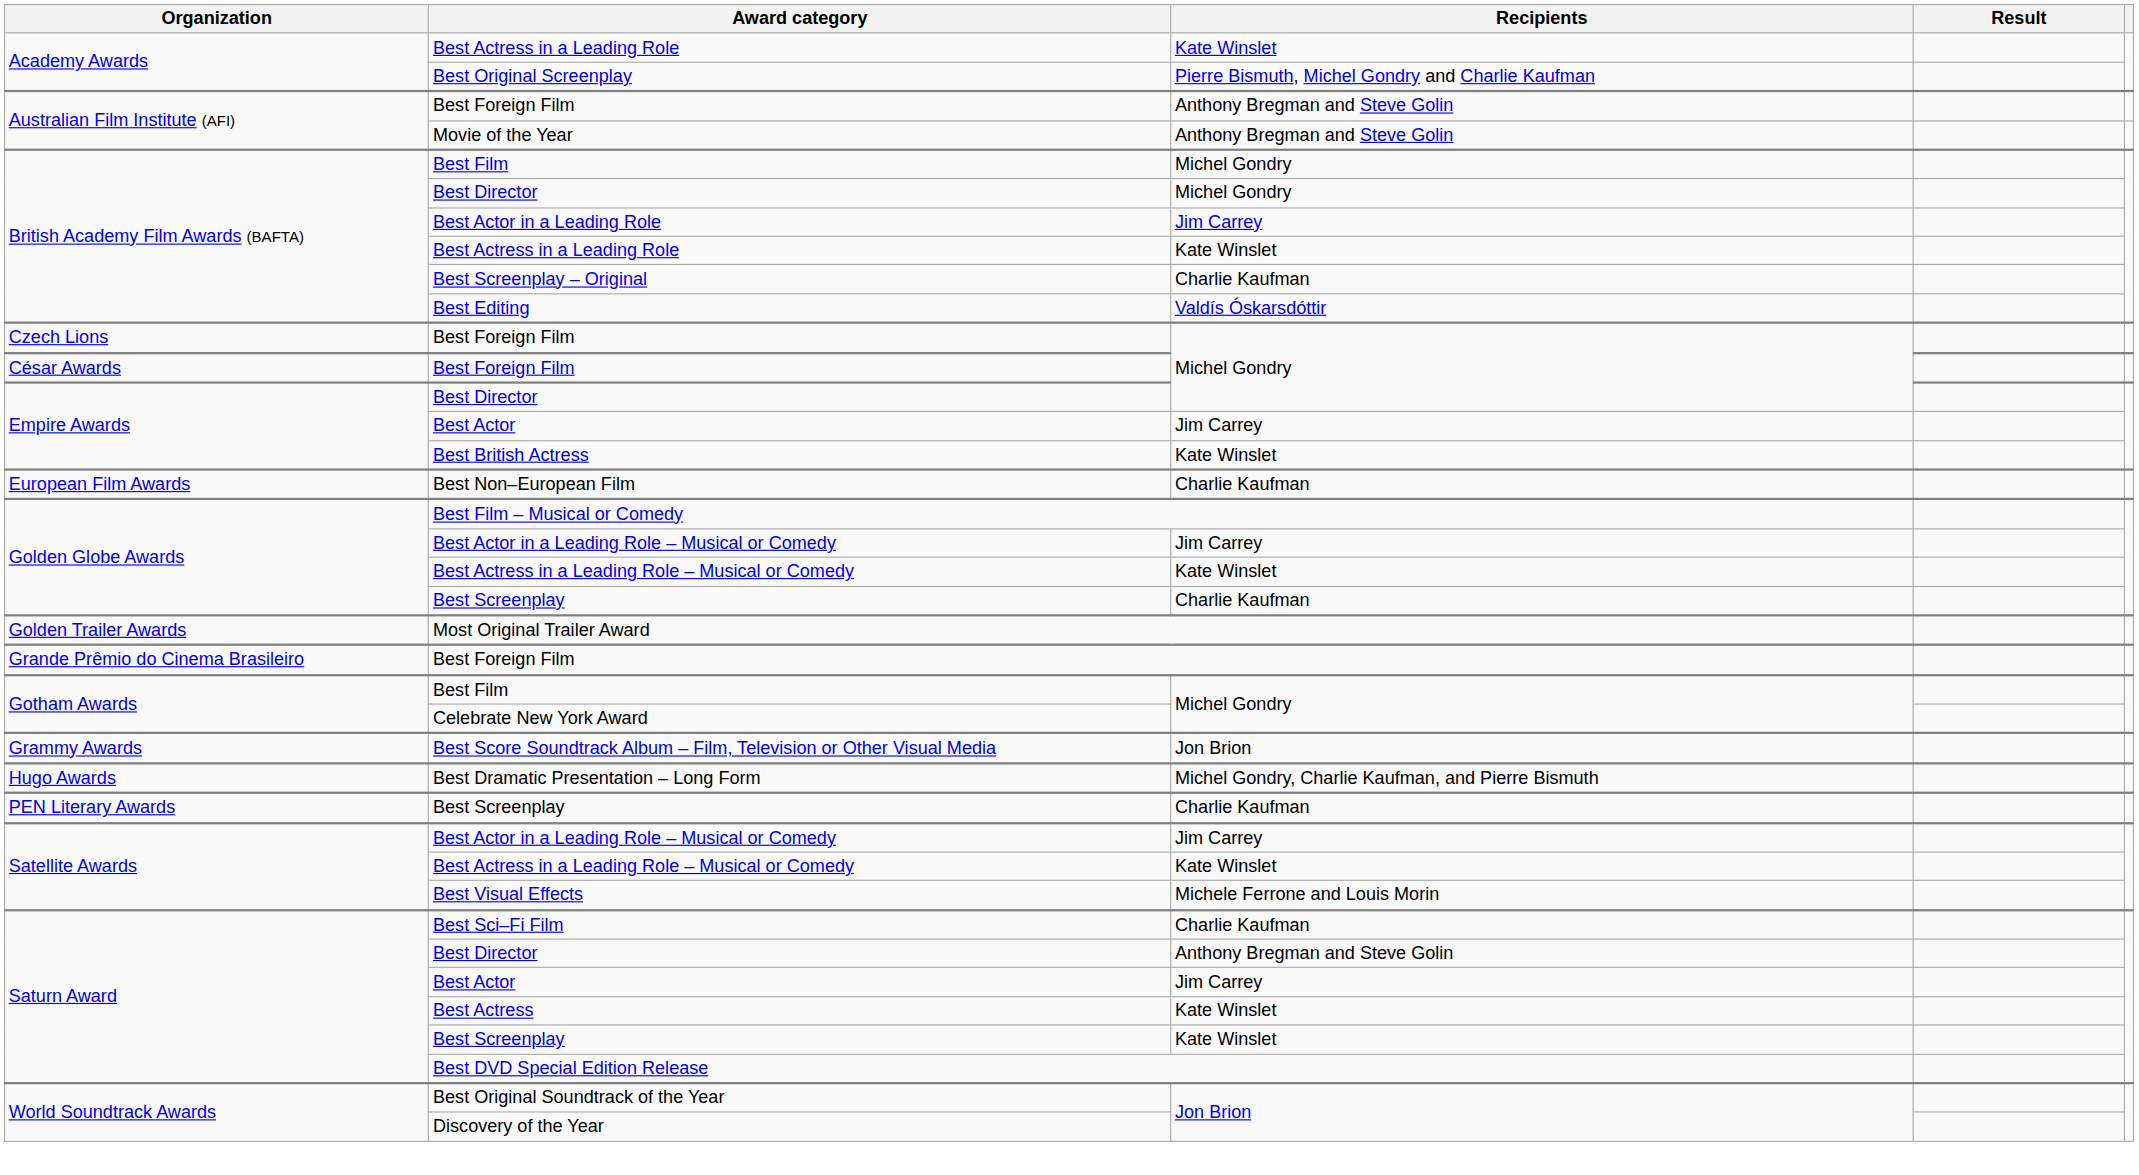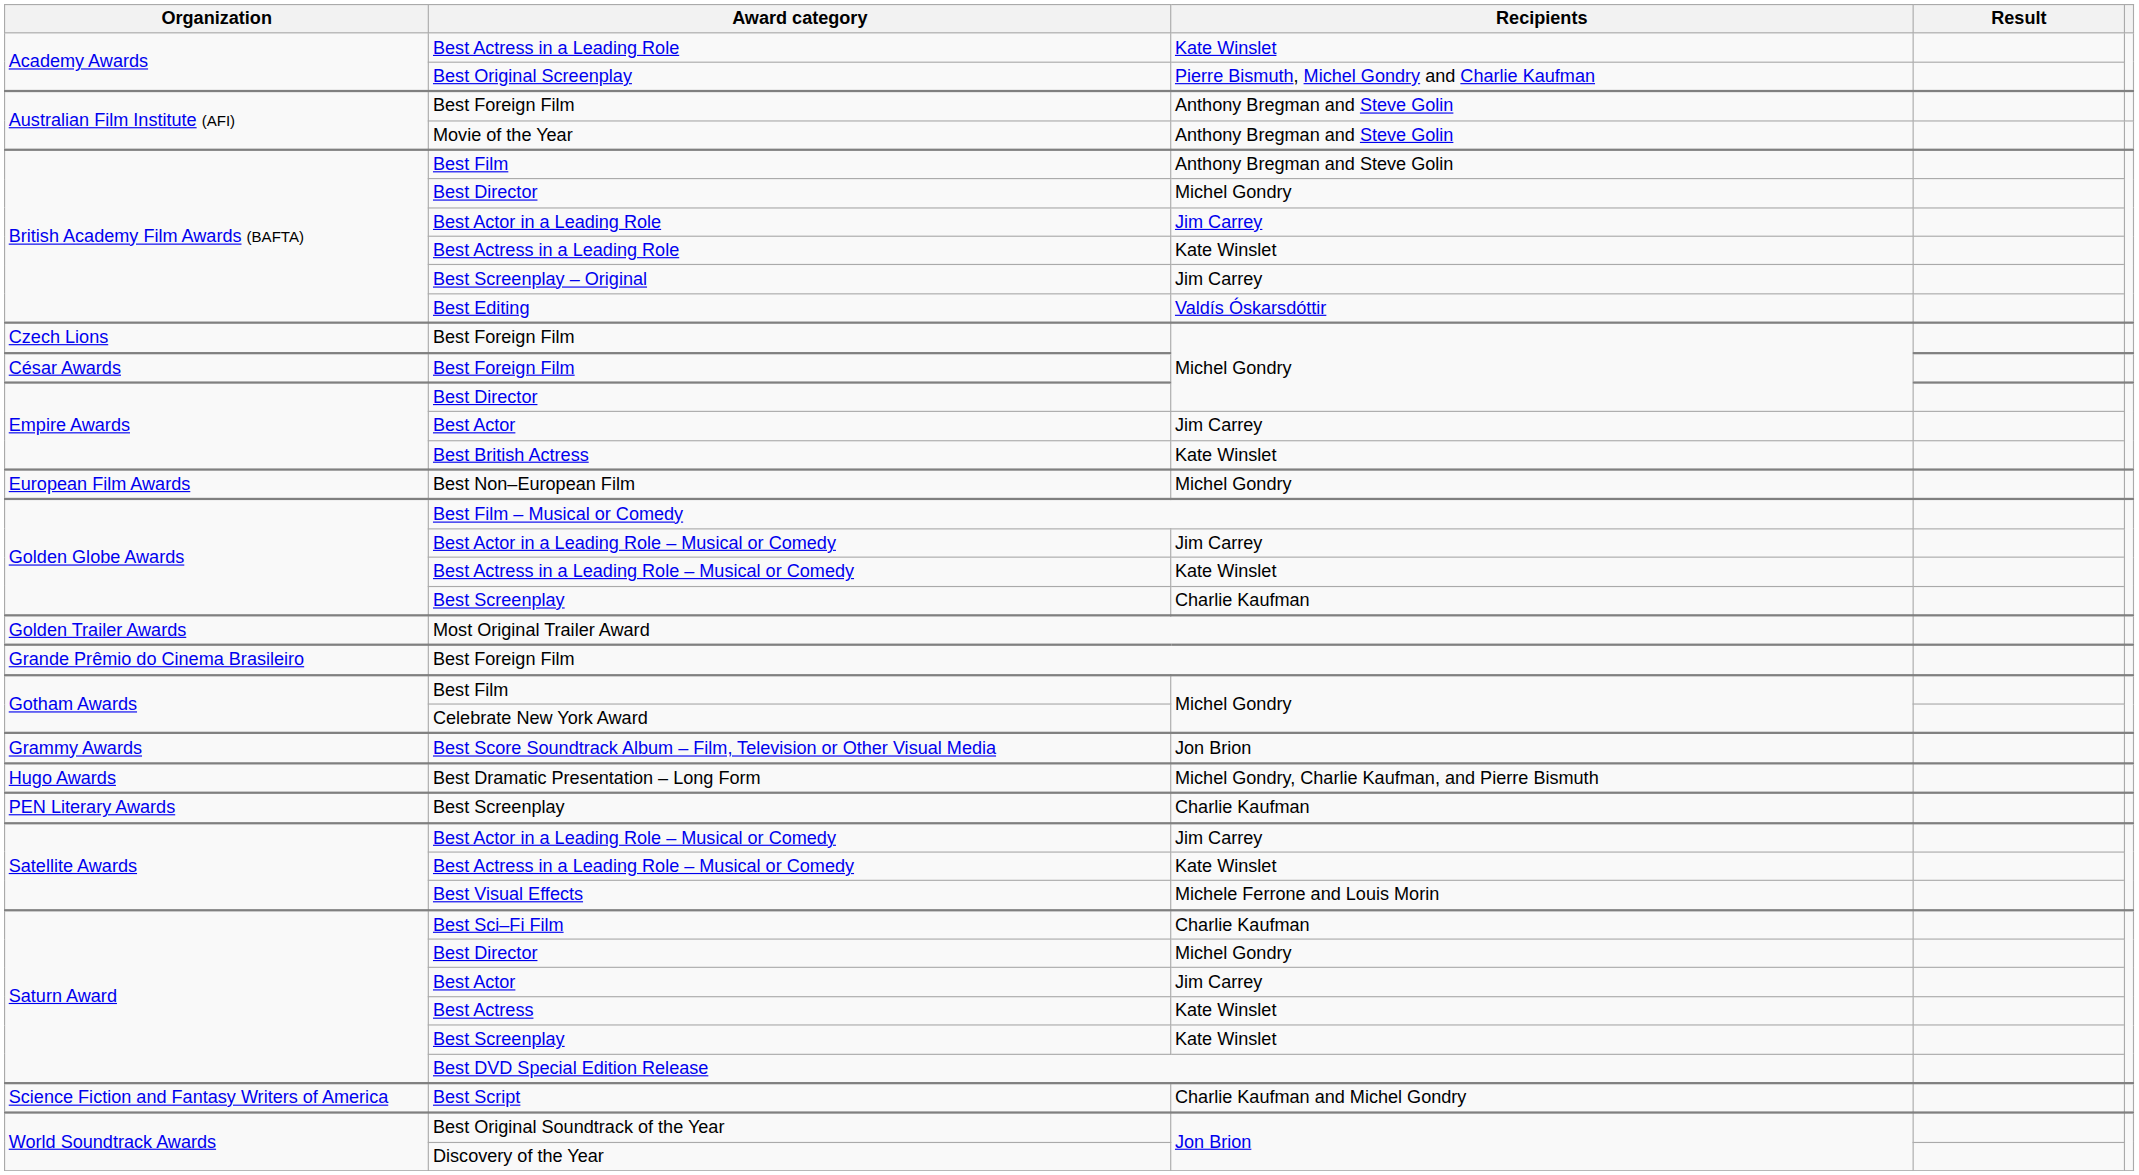(1233, 164) Michel Gondry -> (1314, 164) Anthony Bregman and Steve Golin
(1242, 279) Charlie Kaufman -> (1219, 279) Jim Carrey
(1242, 484) Charlie Kaufman -> (1233, 484) Michel Gondry
(1314, 953) Anthony Bregman and Steve Golin -> (1233, 953) Michel Gondry
+ row: (198, 1097)
